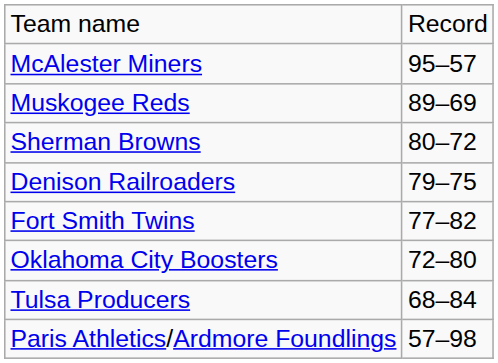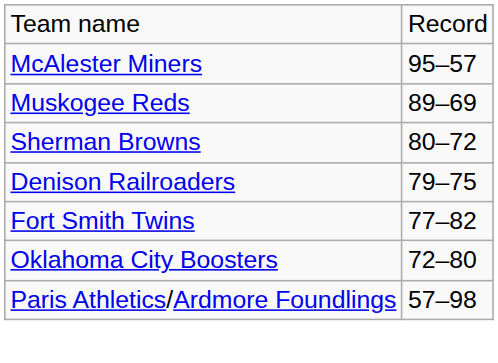- row: (100, 299)
